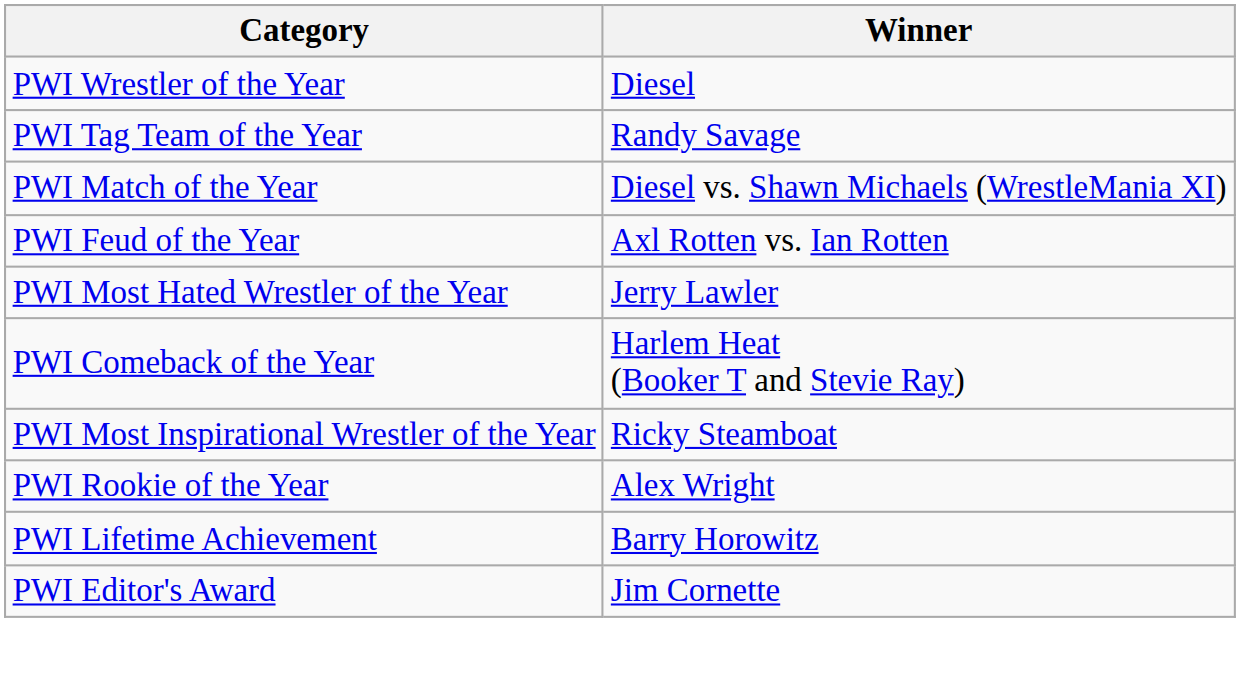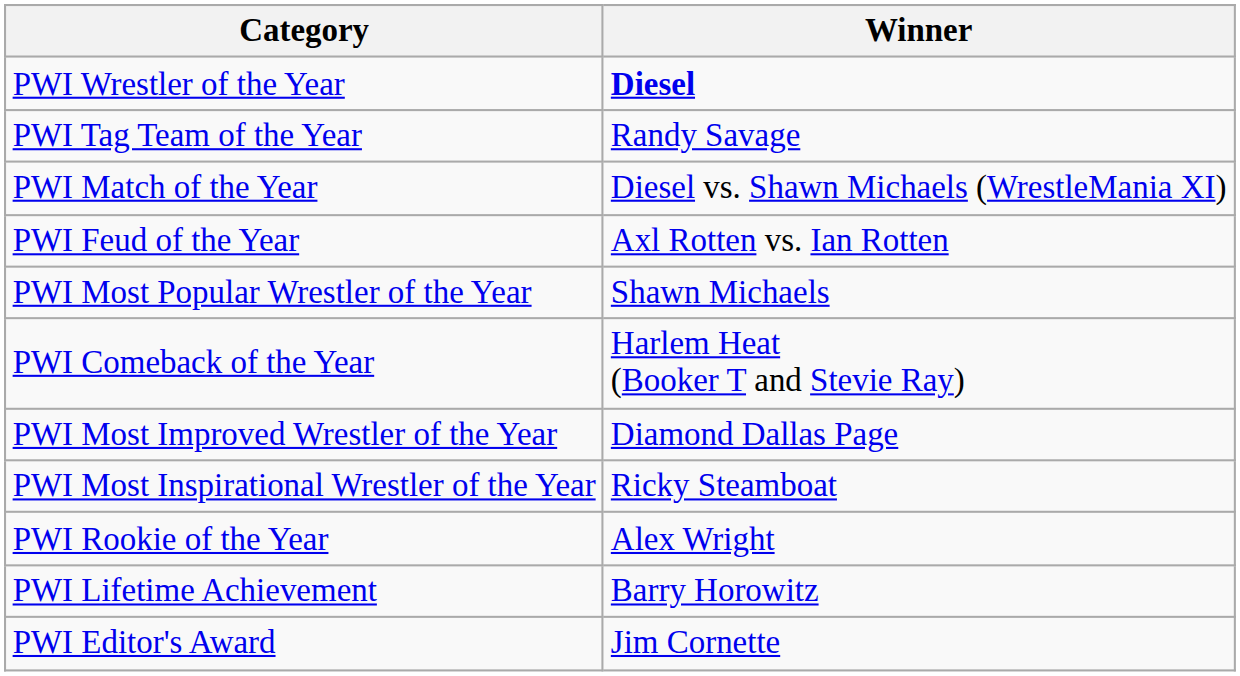(653, 82) normal -> (653, 82) bold
+ row: (272, 291)
- row: (260, 291)
+ row: (285, 433)
